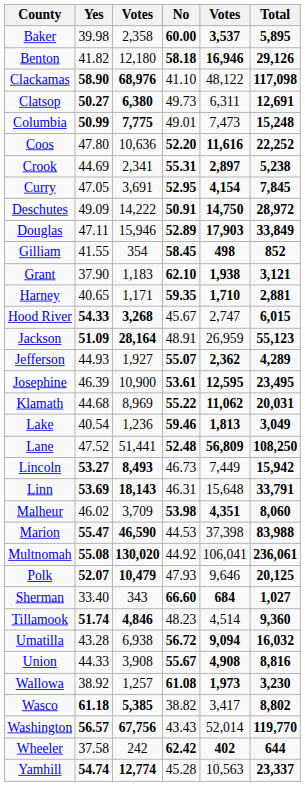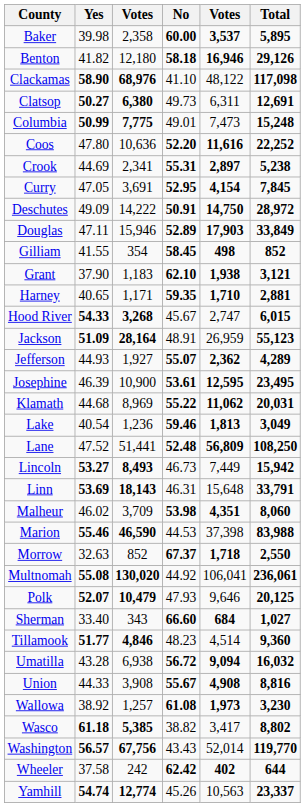(94, 532) 55.47 -> (94, 532) 55.46
+ row: (40, 554)
(94, 619) 51.74 -> (94, 640) 51.77
(181, 770) 45.28 -> (181, 791) 45.26
